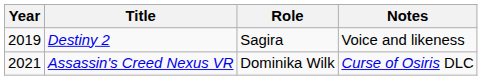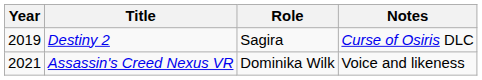(403, 39) Voice and likeness -> (408, 39) Curse of Osiris DLC
(408, 63) Curse of Osiris DLC -> (403, 63) Voice and likeness
